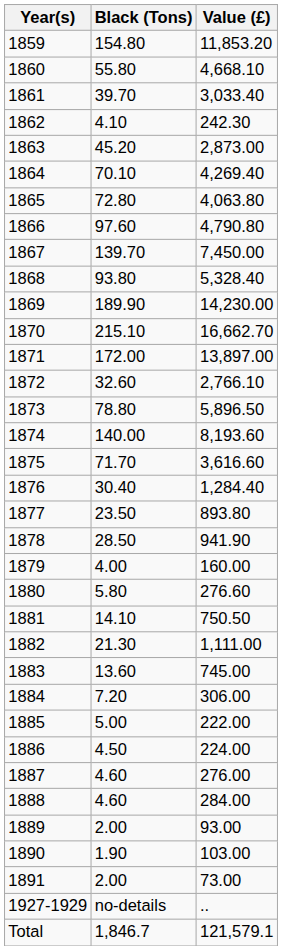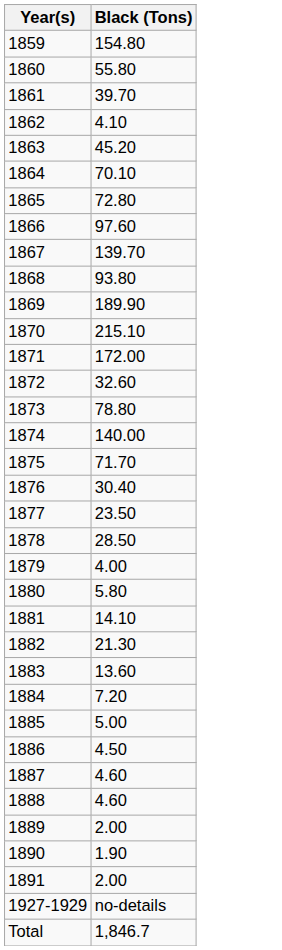- column: (237, 17)
